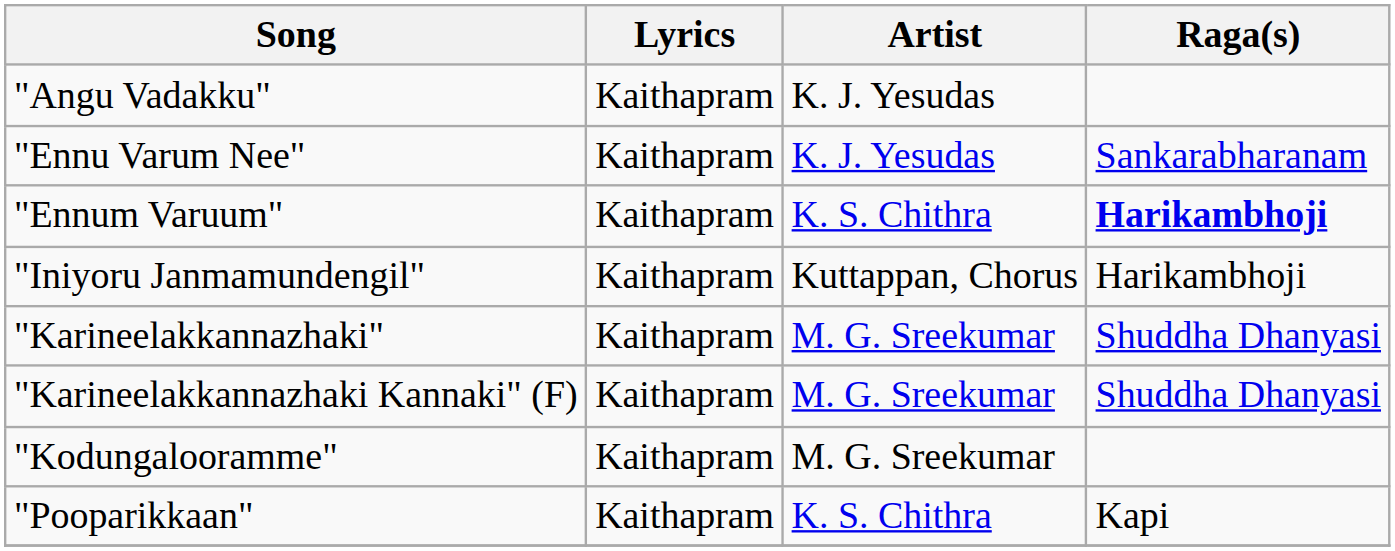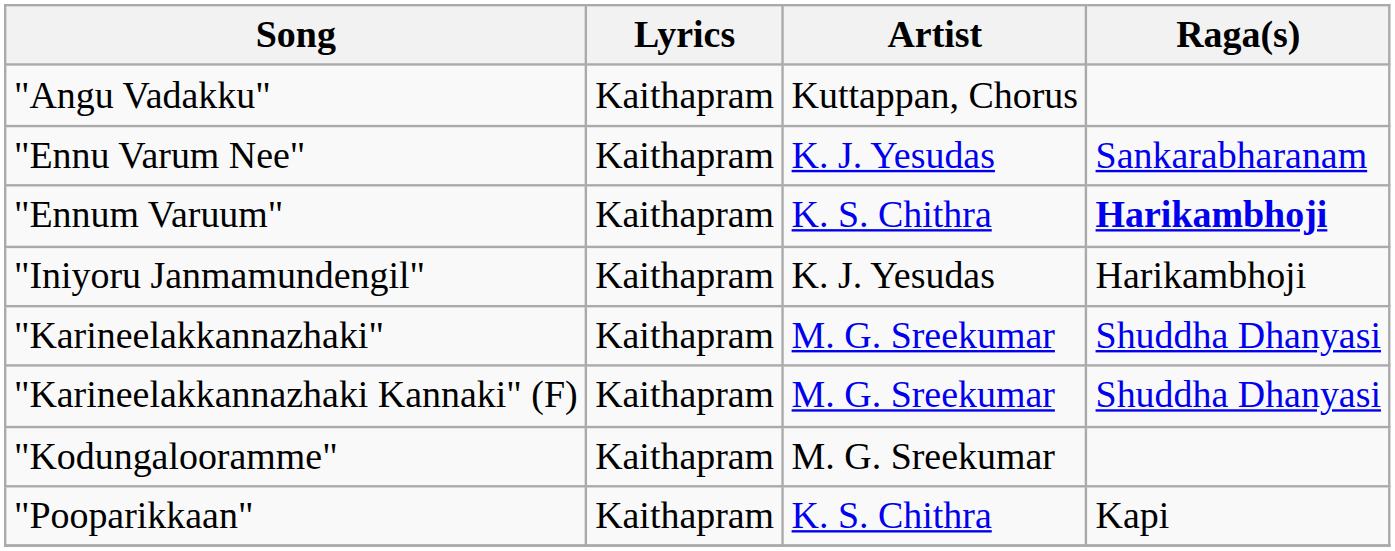(893, 94) K. J. Yesudas -> (935, 94) Kuttappan, Chorus
(935, 275) Kuttappan, Chorus -> (893, 275) K. J. Yesudas
